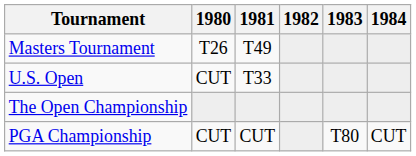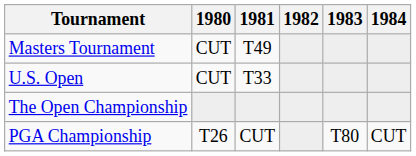(213, 48) T26 -> (213, 48) CUT
(213, 136) CUT -> (213, 136) T26
